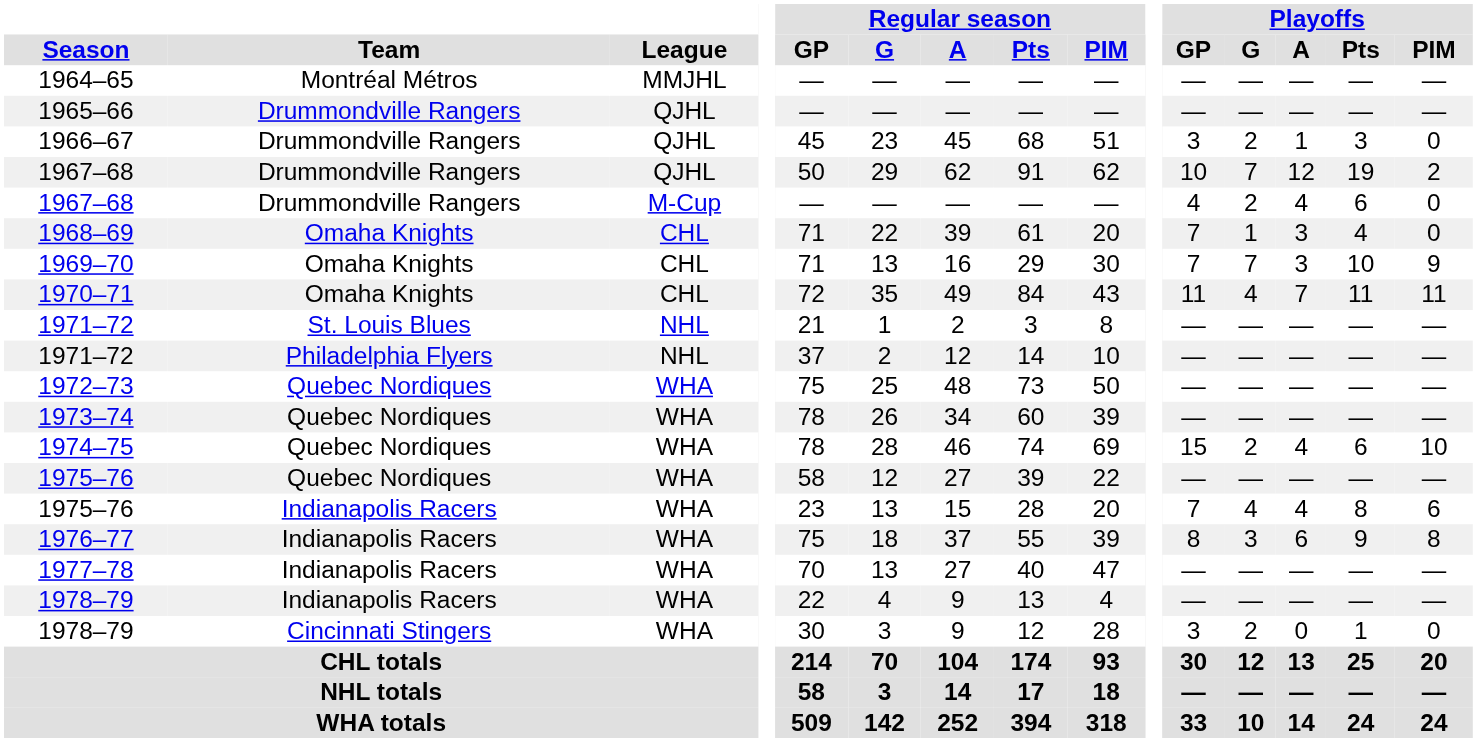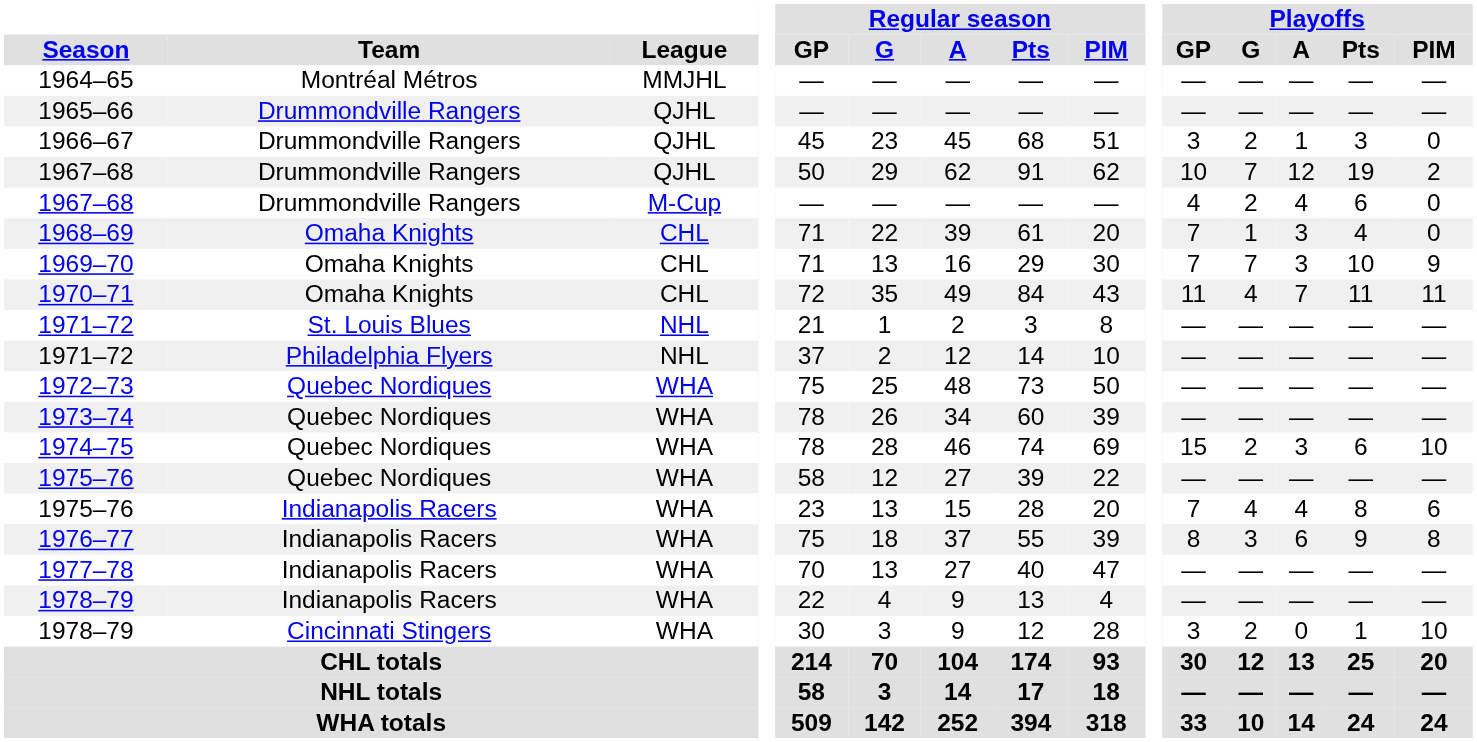(1301, 447) 4 -> (1301, 447) 3
(1434, 631) 0 -> (1434, 631) 10
